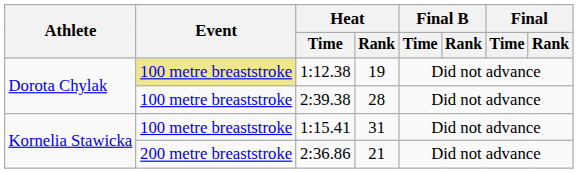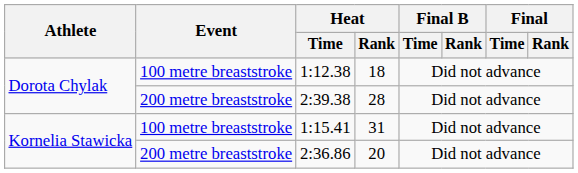(216, 72) khaki background -> (216, 72) no background
(377, 72) 19 -> (377, 72) 18
(216, 99) 100 metre breaststroke -> (216, 99) 200 metre breaststroke
(377, 154) 21 -> (377, 154) 20
